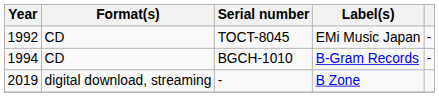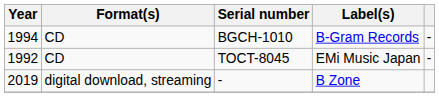rows swapped: (253, 37) <-> (255, 59)
